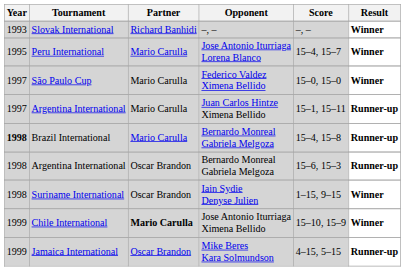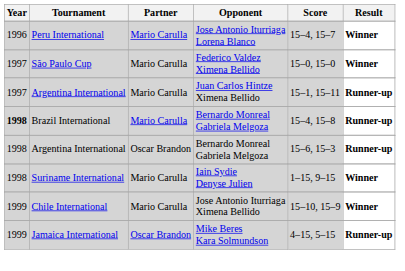- row: (73, 29)
(17, 52) 1995 -> (17, 35) 1996
(161, 195) Oscar Brandon -> (159, 178) Mario Carulla
(162, 223) bold -> (159, 206) normal
